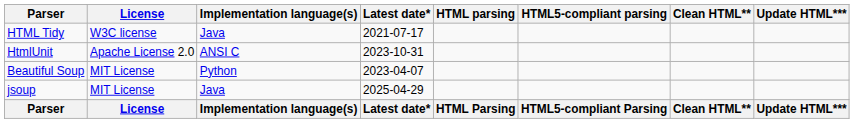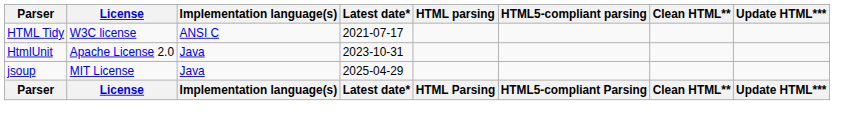(212, 33) Java -> (199, 33) ANSI C
(220, 52) ANSI C -> (192, 52) Java
- row: (46, 71)
